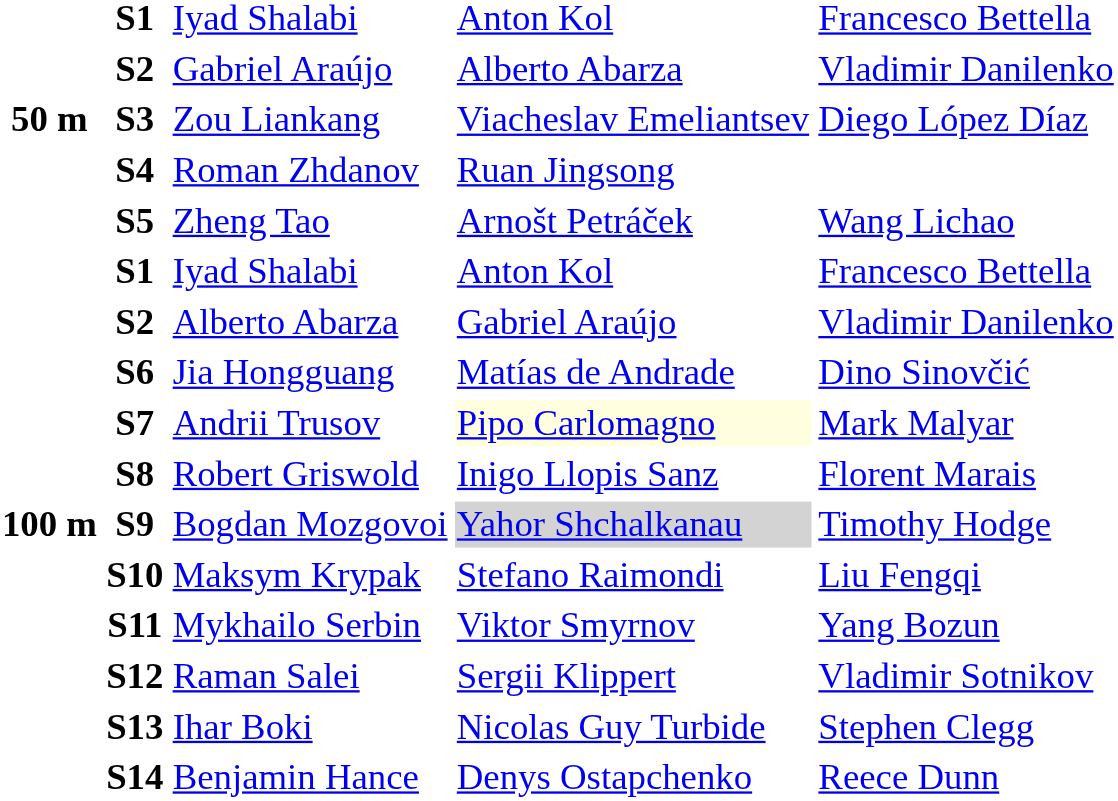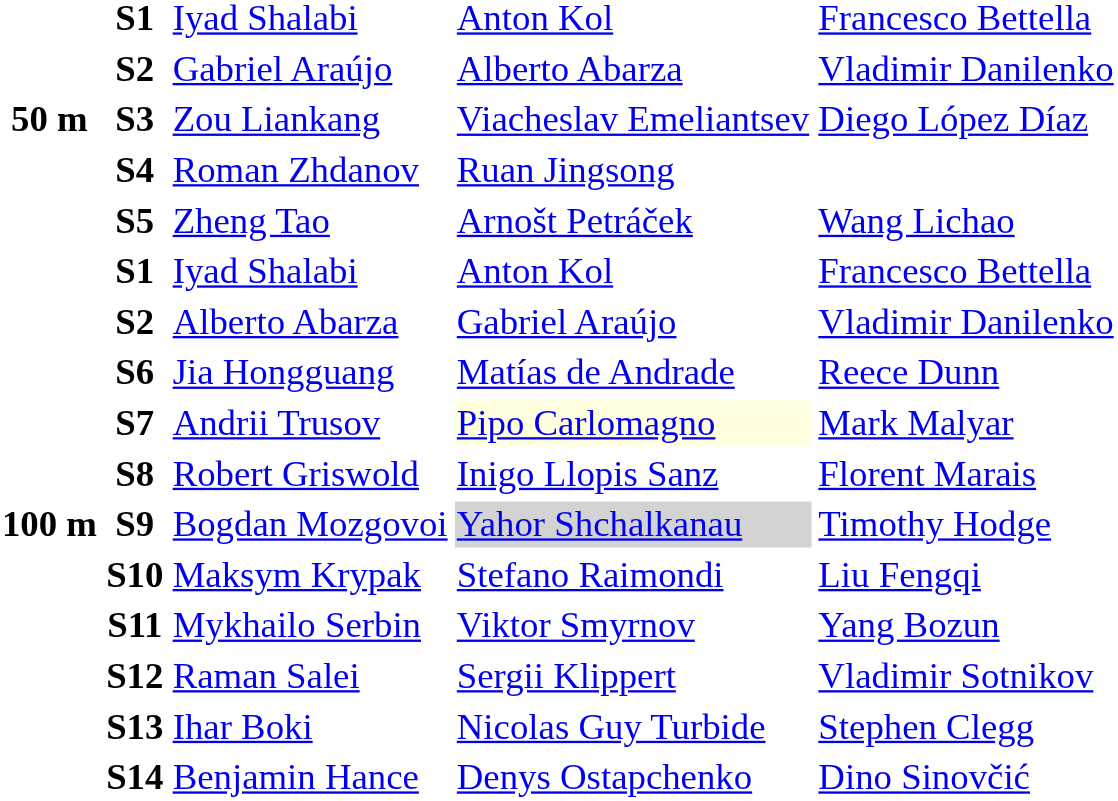(924, 372) Dino Sinovčić -> (909, 372) Reece Dunn
(909, 776) Reece Dunn -> (924, 776) Dino Sinovčić
